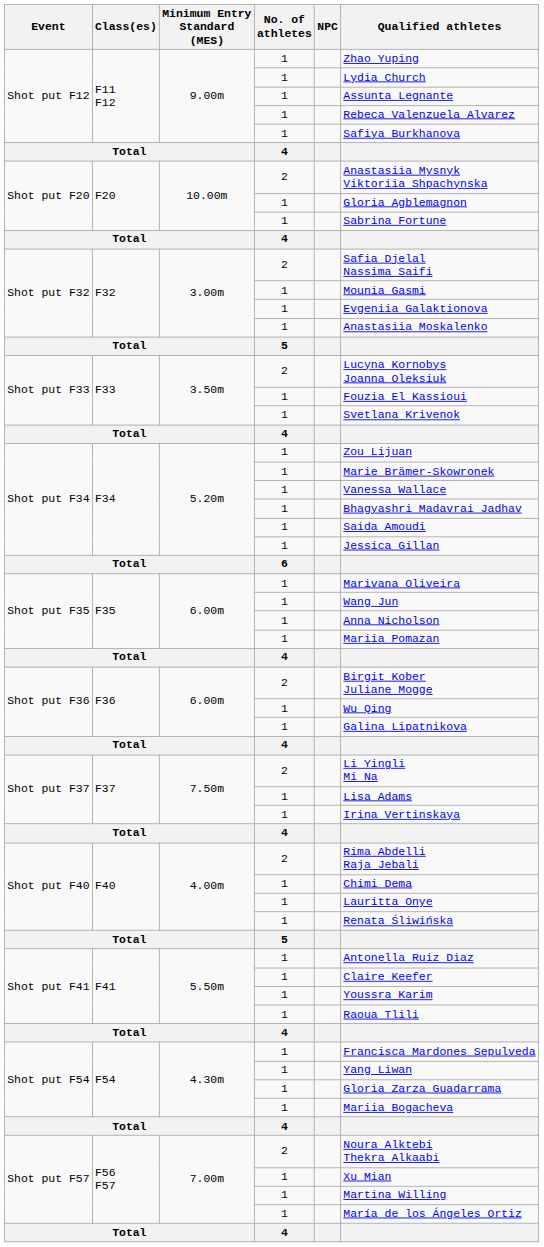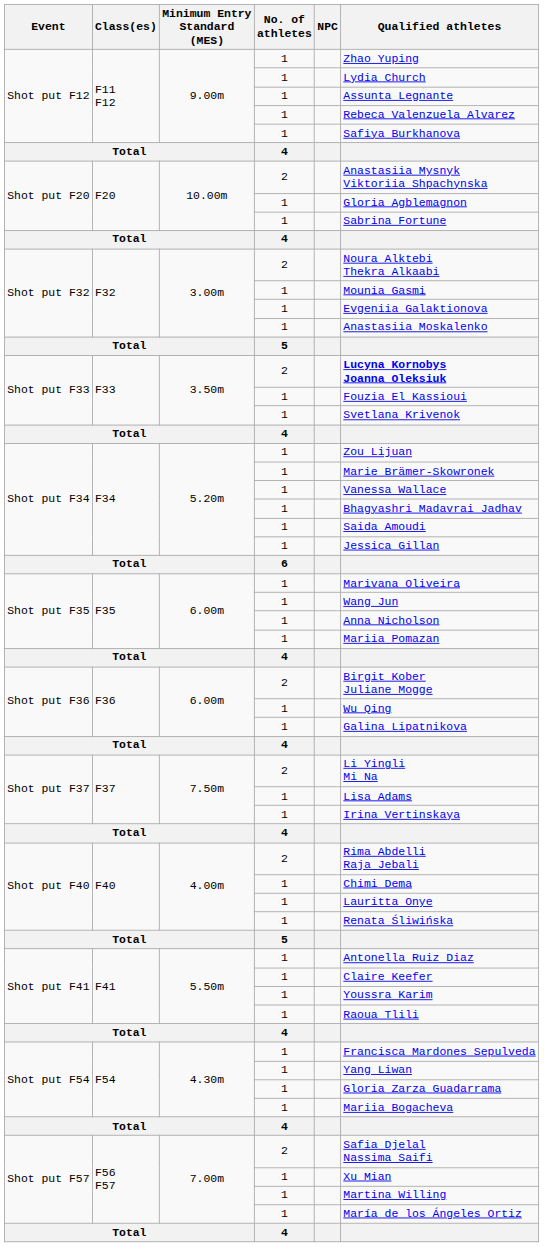(388, 265) Safia Djelal Nassima Saifi -> (391, 265) Noura Alktebi Thekra Alkaabi
(395, 371) normal -> (395, 371) bold
(391, 1151) Noura Alktebi Thekra Alkaabi -> (388, 1151) Safia Djelal Nassima Saifi
